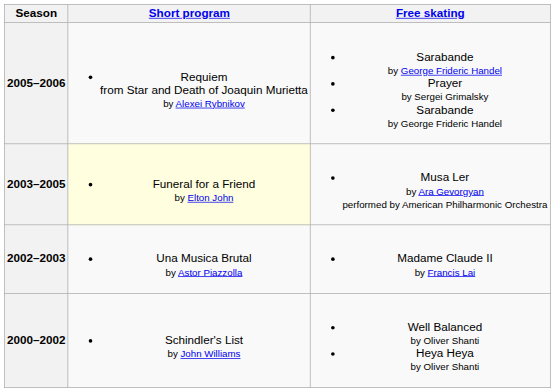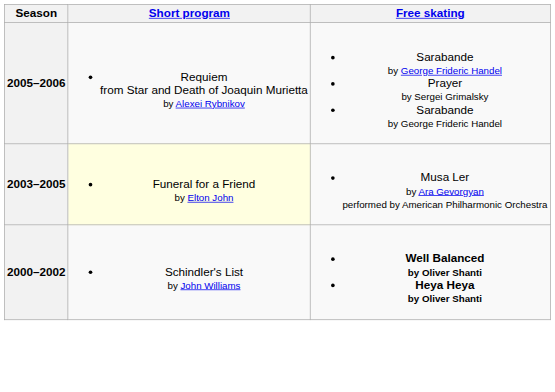- row: (36, 259)
(430, 347) normal -> (430, 279) bold
